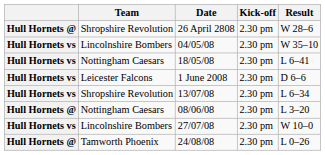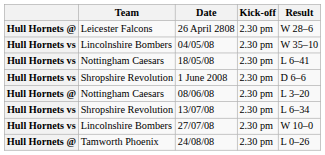(127, 28) Shropshire Revolution -> (117, 28) Leicester Falcons
(117, 77) Leicester Falcons -> (127, 77) Shropshire Revolution
rows swapped: (196, 110) <-> (196, 93)
